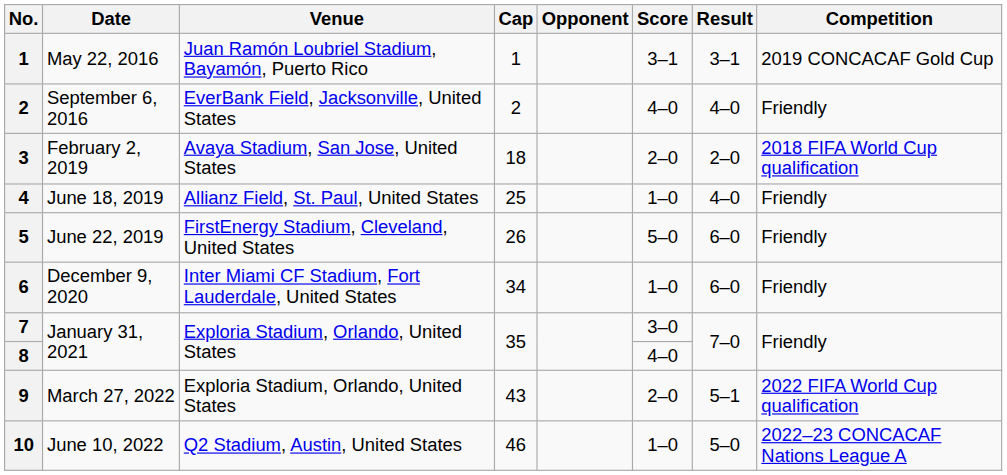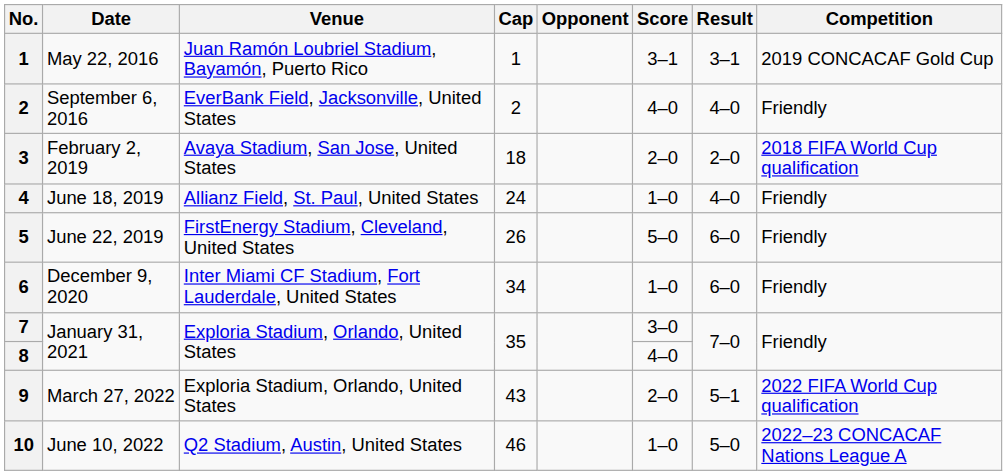(516, 197) 25 -> (516, 197) 24
